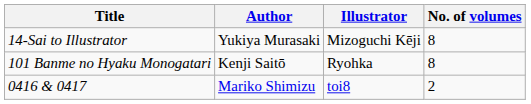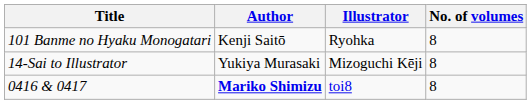rows swapped: (110, 63) <-> (67, 39)
(267, 87) normal -> (270, 87) bold
(431, 87) 2 -> (433, 87) 8
